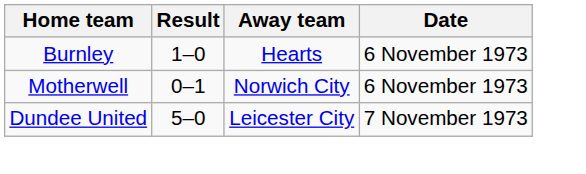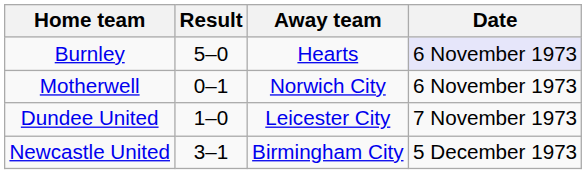(188, 53) 1–0 -> (211, 53) 5–0
(446, 53) no background -> (495, 53) lavender background
(188, 119) 5–0 -> (211, 119) 1–0
+ row: (90, 151)
